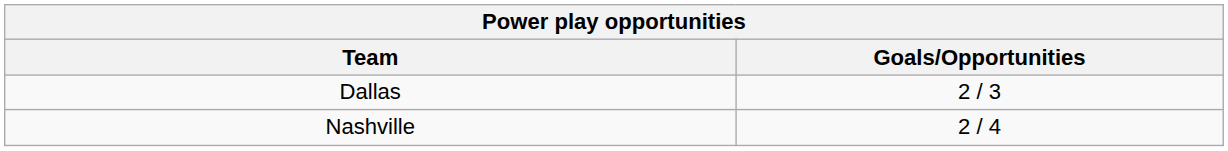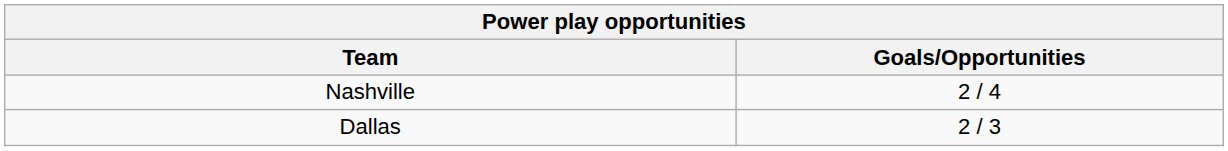rows swapped: (370, 127) <-> (370, 92)
